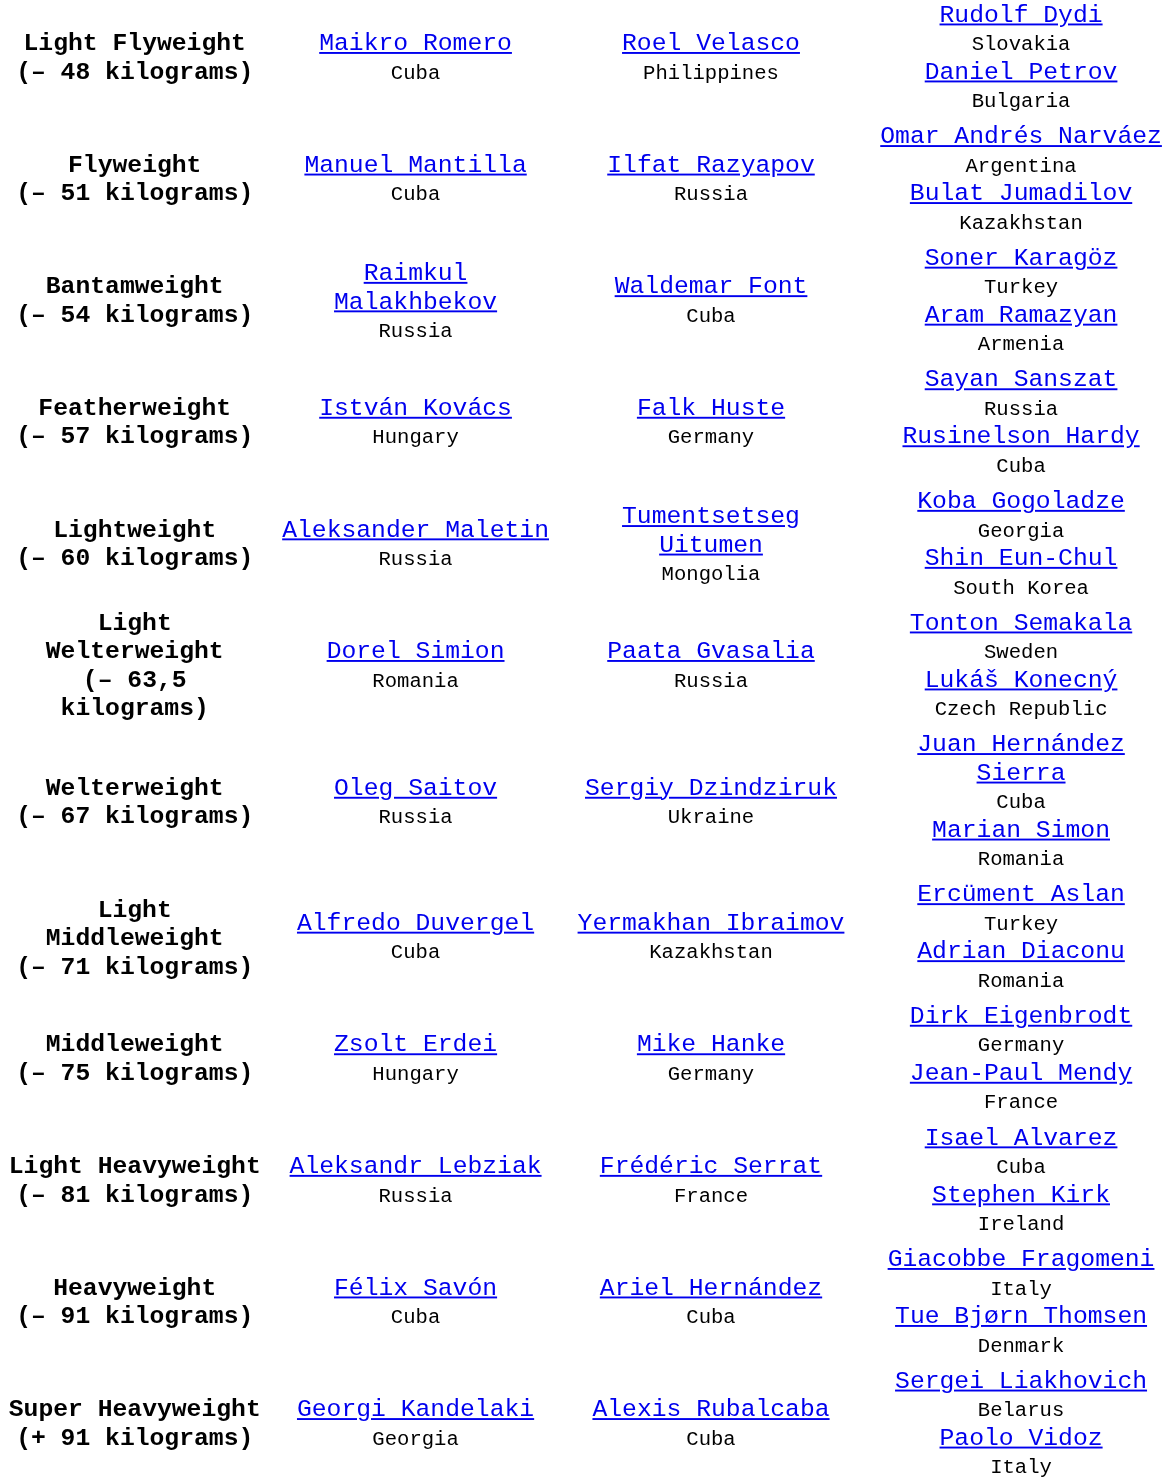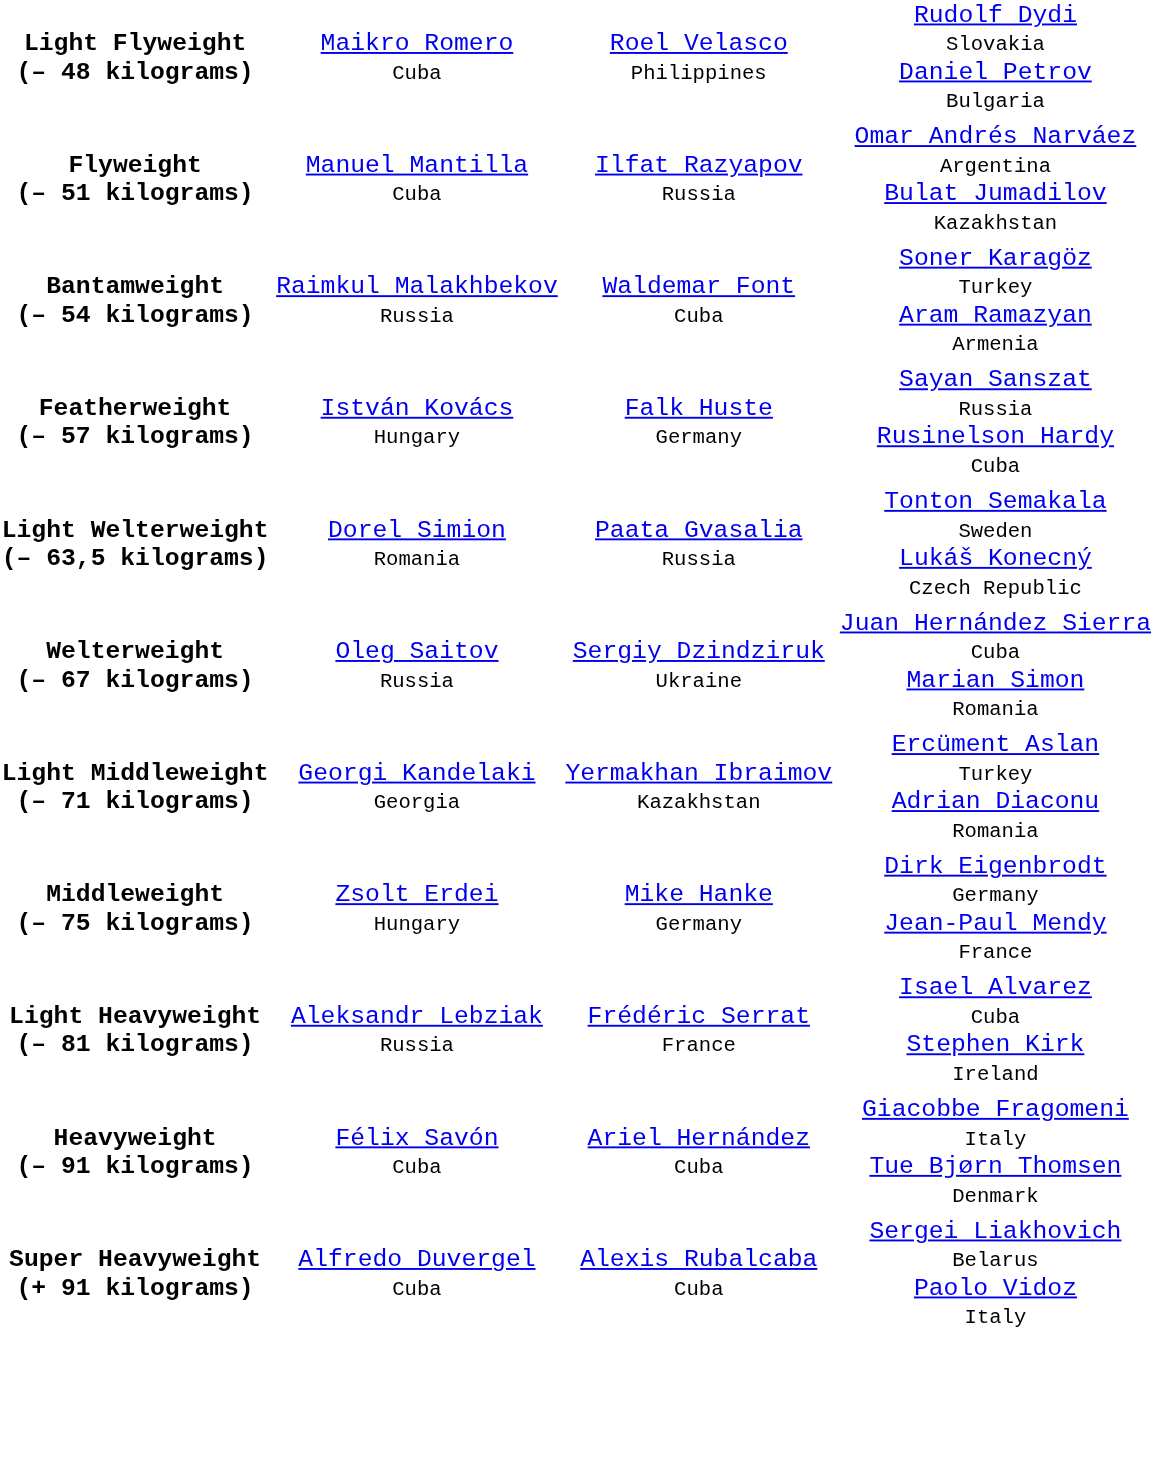- row: (135, 544)
(416, 936) Alfredo Duvergel Cuba -> (417, 786) Georgi Kandelaki Georgia
(416, 1423) Georgi Kandelaki Georgia -> (417, 1273) Alfredo Duvergel Cuba
